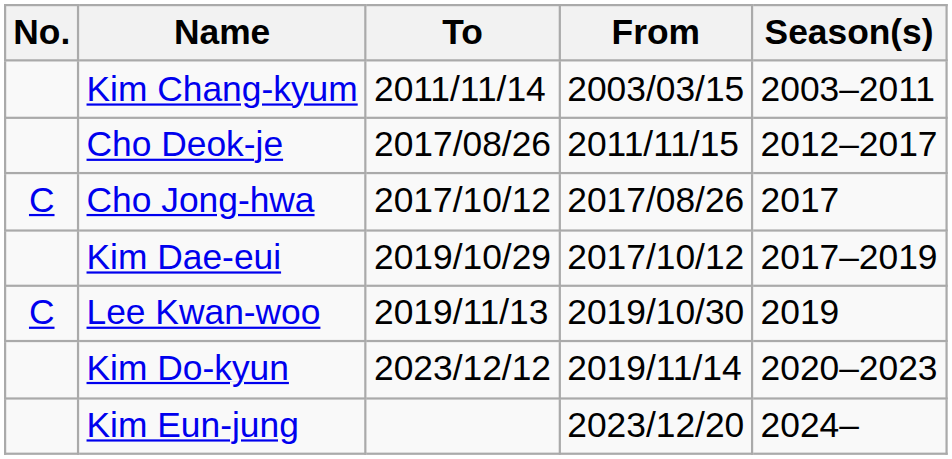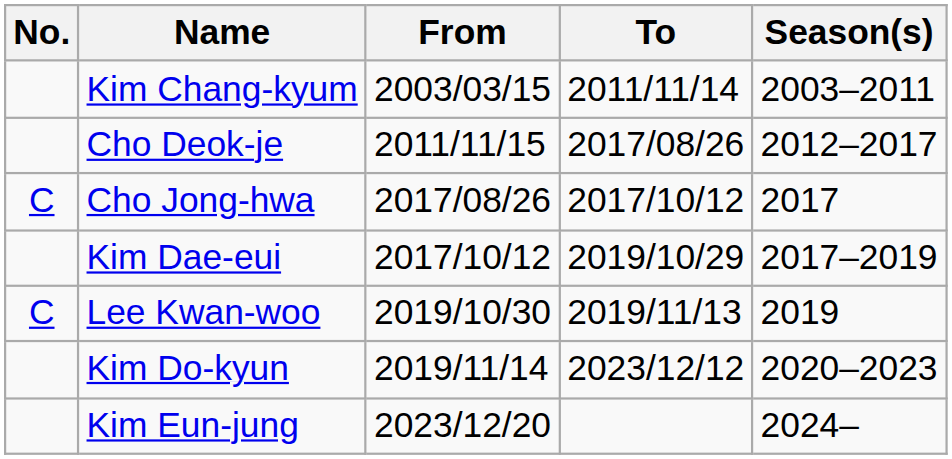columns swapped: (656, 32) <-> (462, 32)
